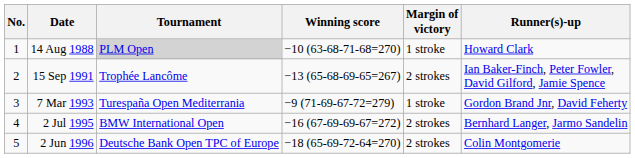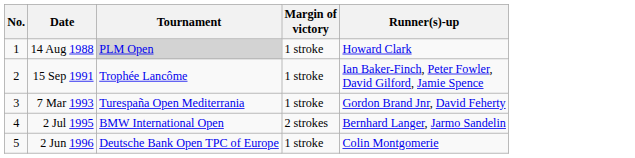- column: (342, 21)
(428, 76) 2 strokes -> (304, 76) 1 stroke
(428, 143) 2 strokes -> (304, 143) 1 stroke
